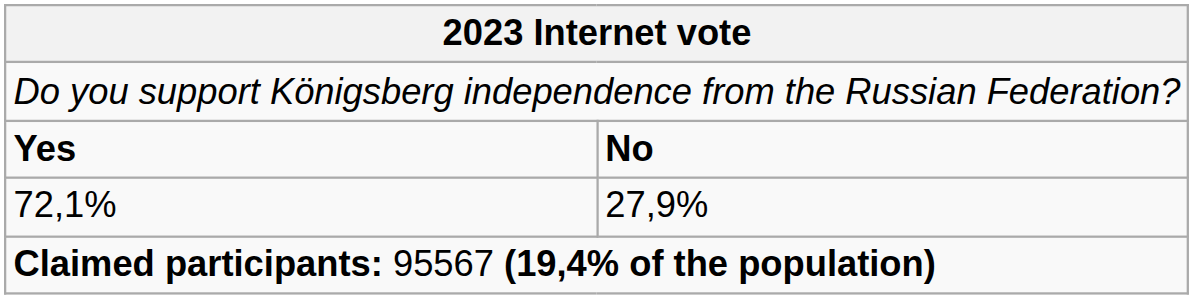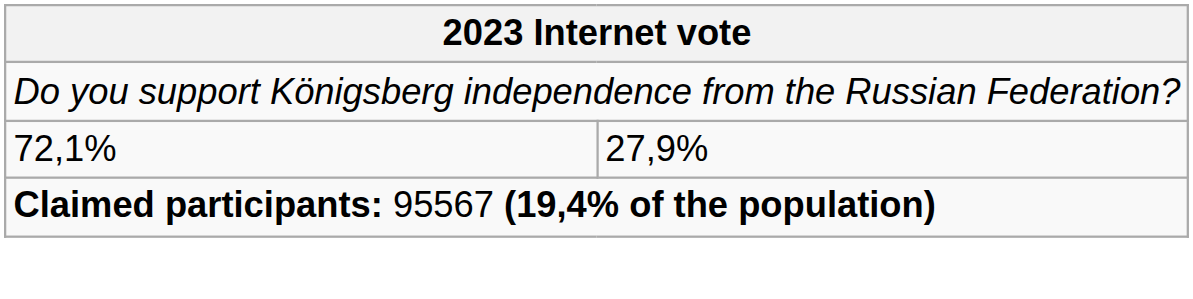- row: (45, 148)
